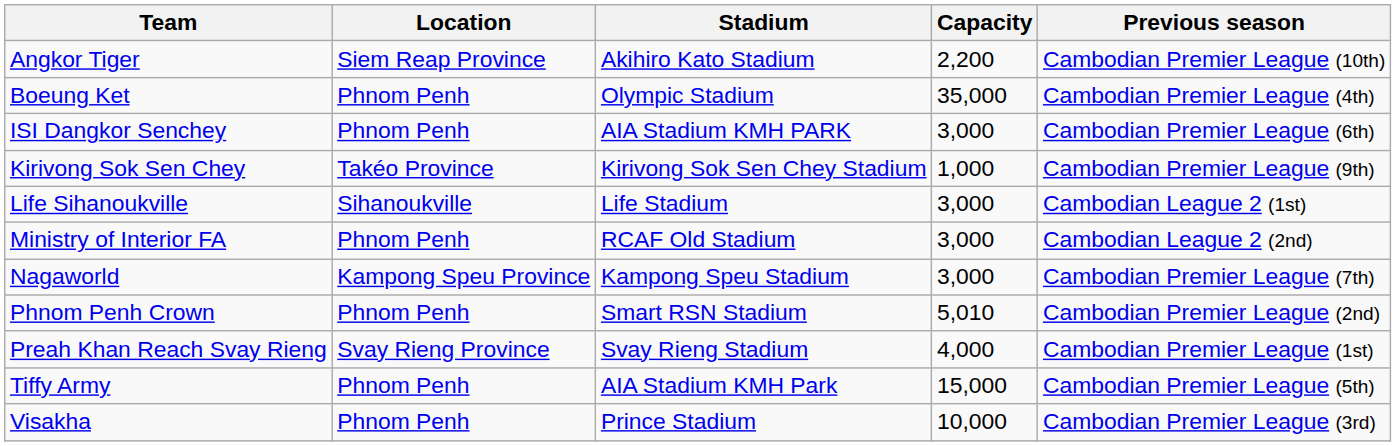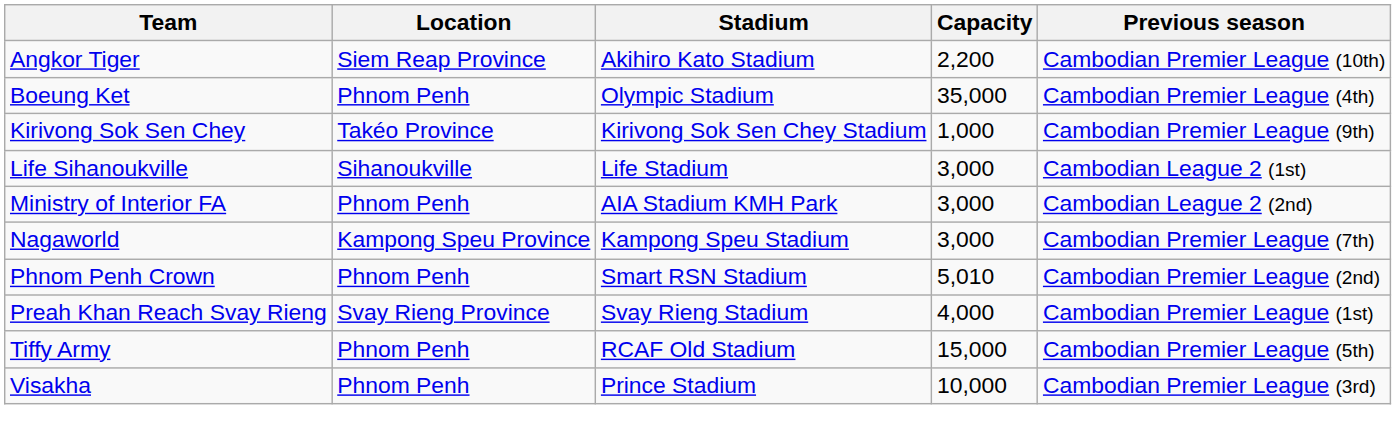- row: (118, 131)
(698, 240) RCAF Old Stadium -> (719, 204) AIA Stadium KMH Park
(719, 385) AIA Stadium KMH Park -> (698, 349) RCAF Old Stadium
